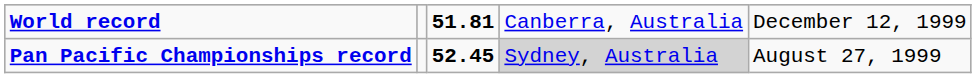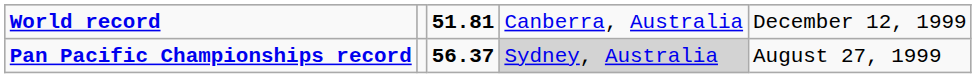(463, 56) 52.45 -> (463, 56) 56.37
